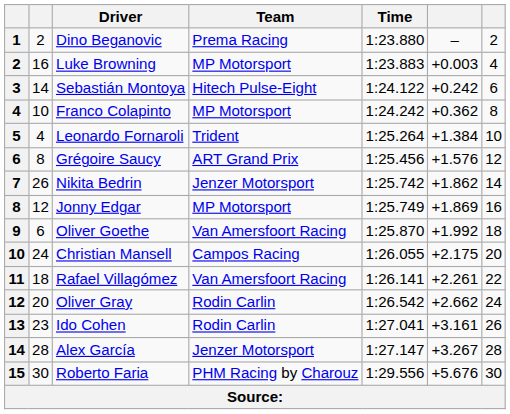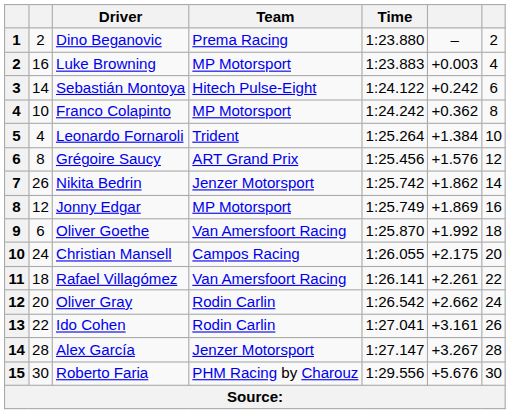(40, 325) 23 -> (40, 325) 22
